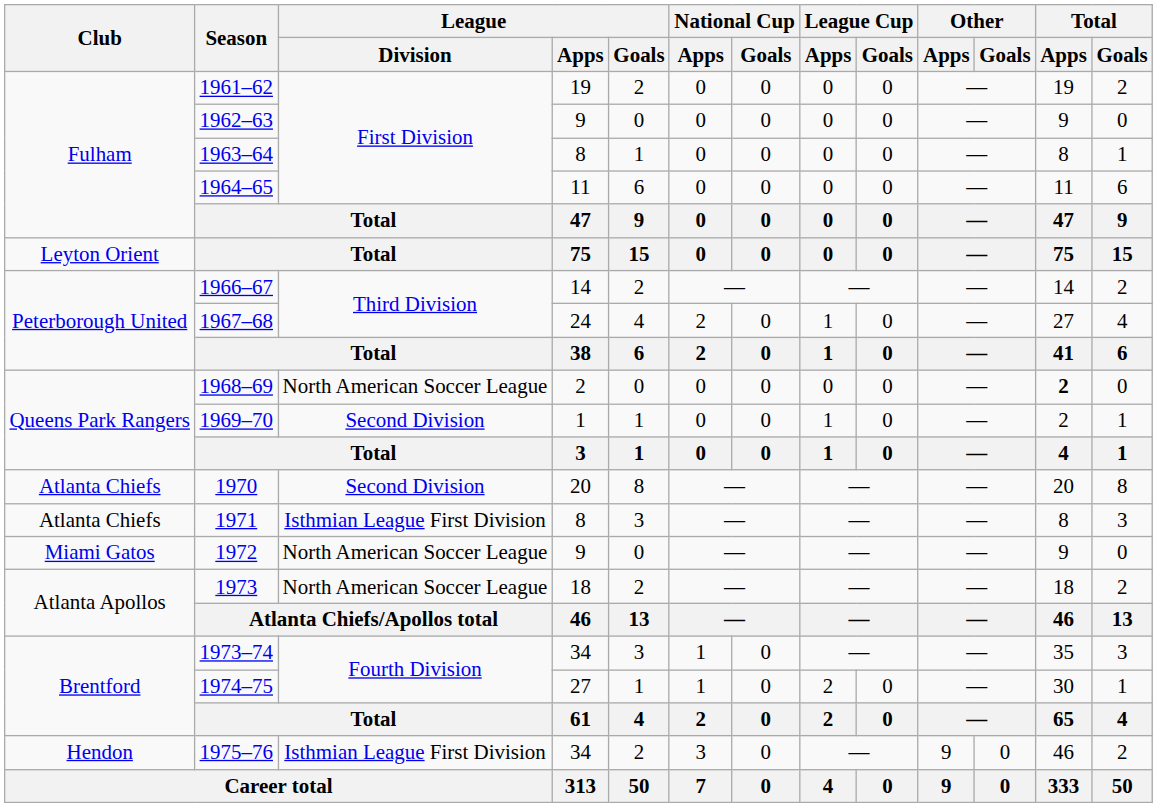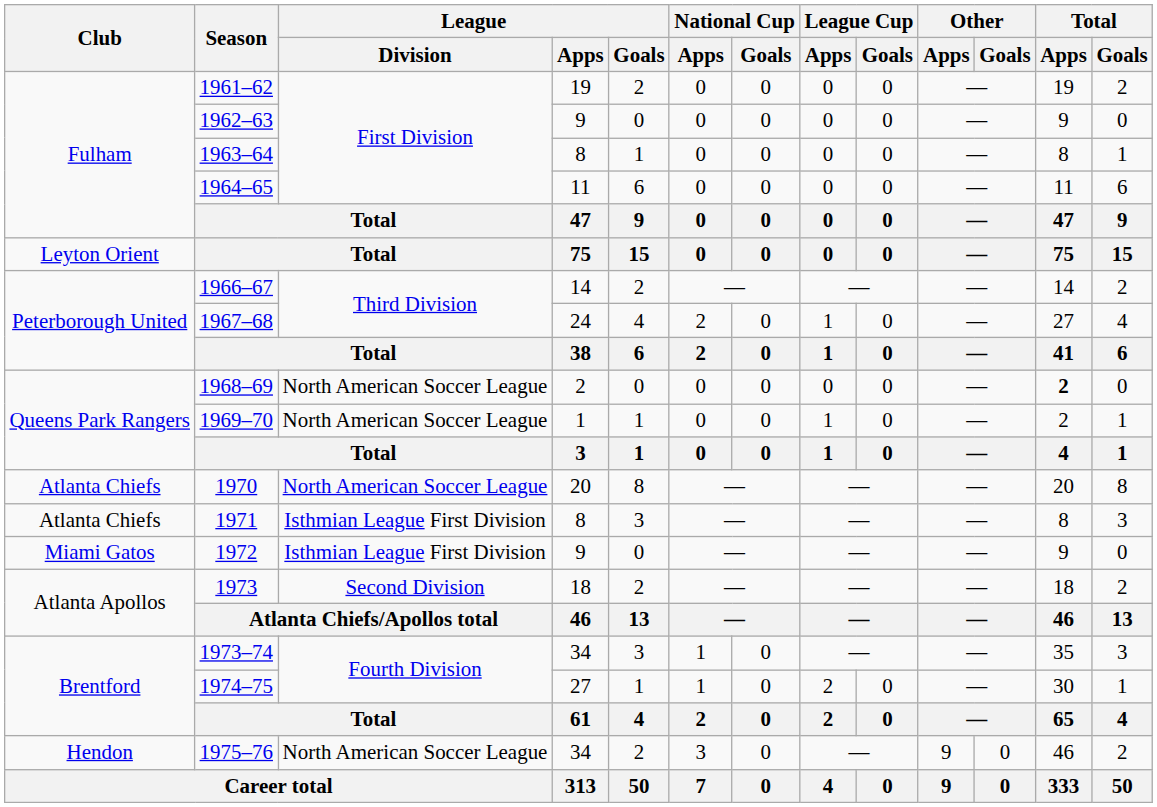(415, 420) Second Division -> (415, 420) North American Soccer League
(415, 486) Second Division -> (415, 486) North American Soccer League
(415, 552) North American Soccer League -> (415, 552) Isthmian League First Division
(415, 586) North American Soccer League -> (415, 586) Second Division
(415, 752) Isthmian League First Division -> (415, 752) North American Soccer League
